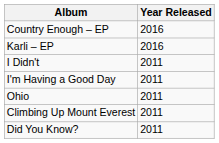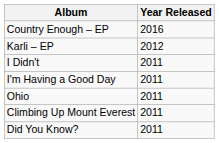(152, 46) 2016 -> (152, 46) 2012
